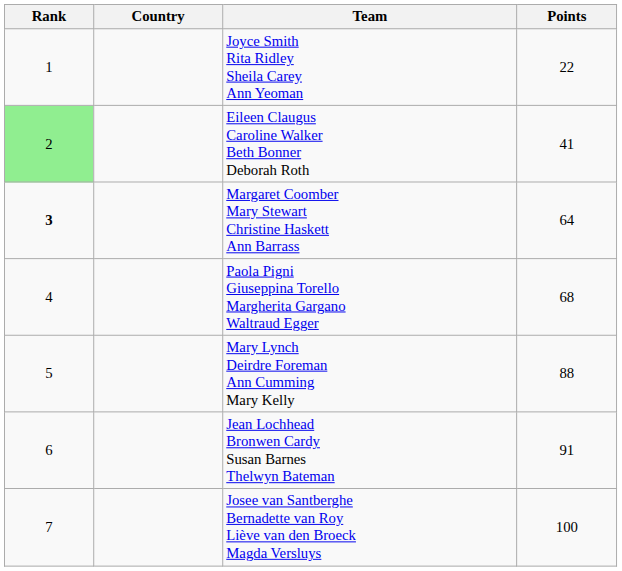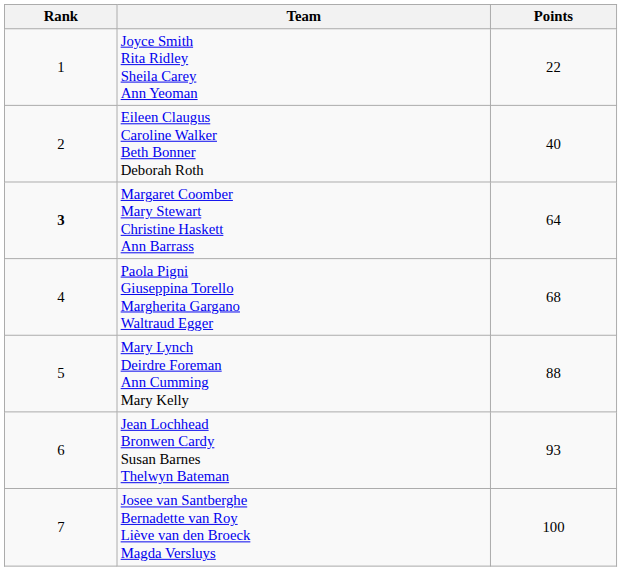- column: (158, 16)
(49, 144) lightgreen background -> (61, 144) no background
(567, 144) 41 -> (553, 144) 40
(567, 450) 91 -> (553, 450) 93
